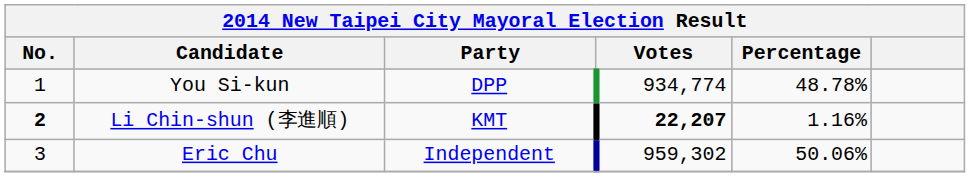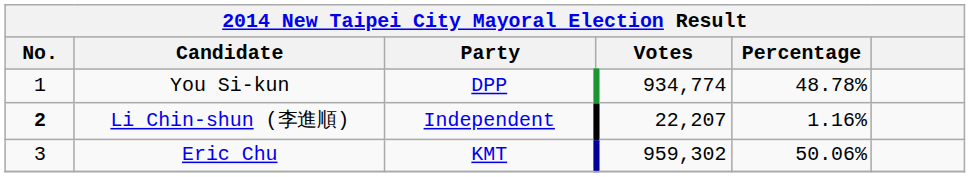(489, 121) KMT -> (489, 121) Independent
(691, 121) bold -> (691, 121) normal
(489, 155) Independent -> (489, 155) KMT
